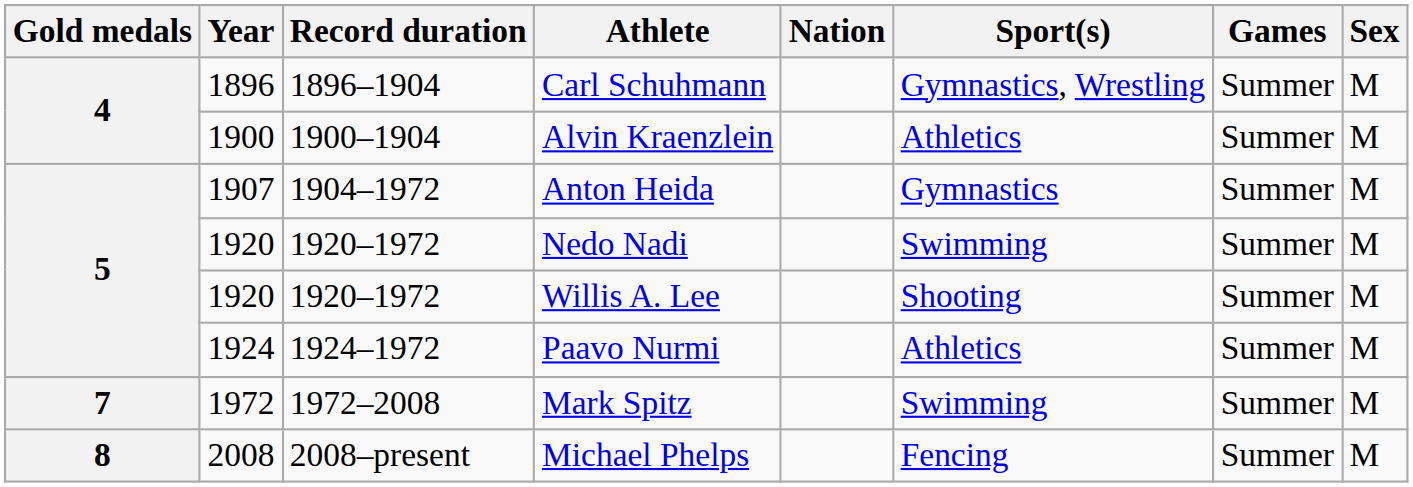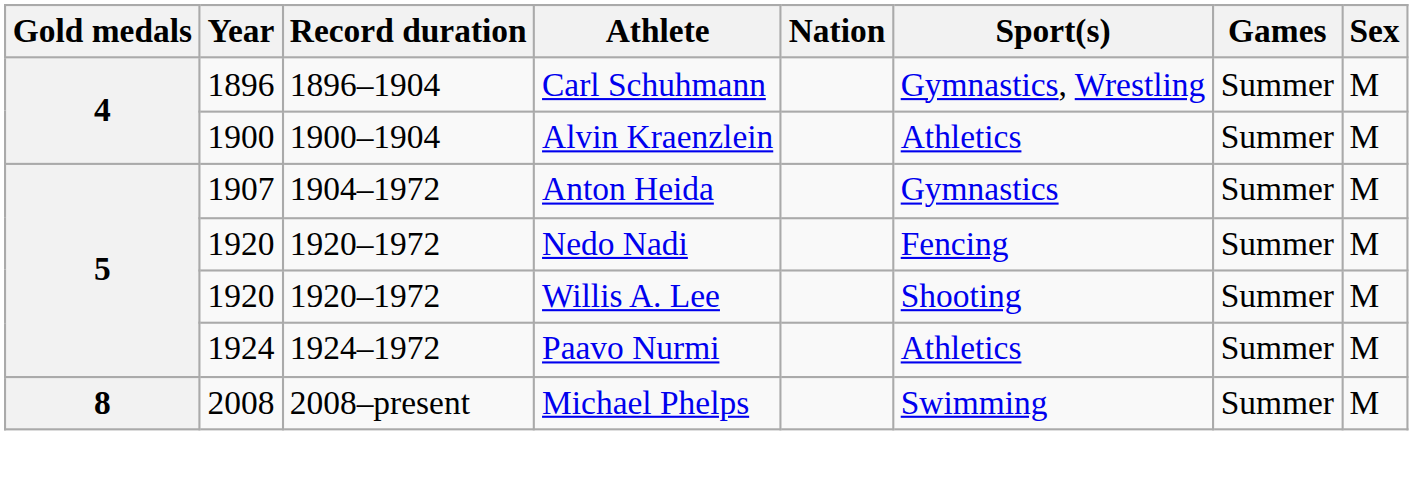(974, 243) Swimming -> (955, 243) Fencing
- row: (617, 402)
(955, 455) Fencing -> (974, 402) Swimming
